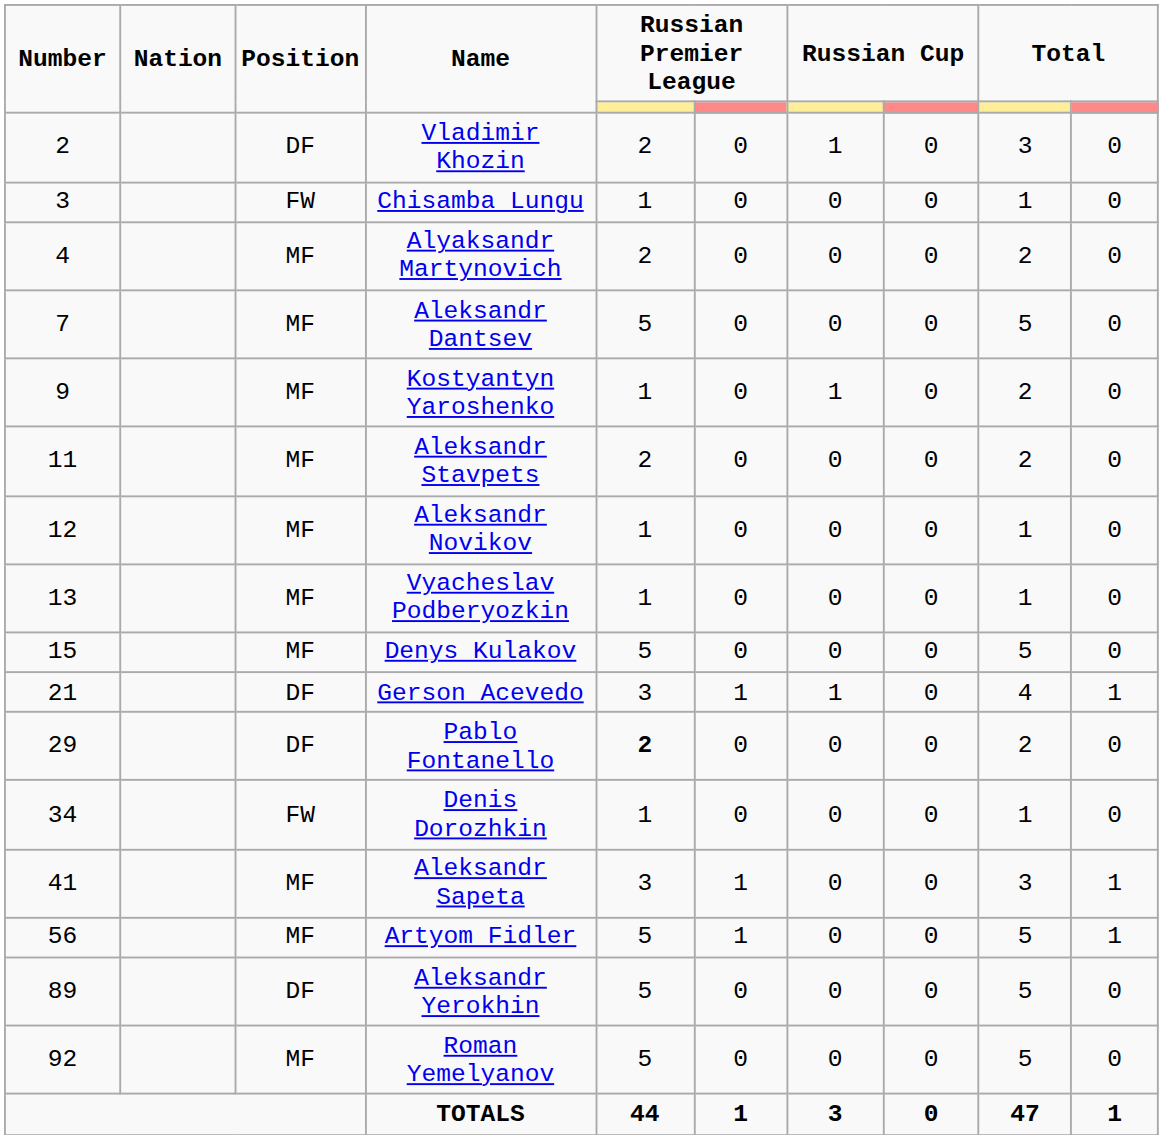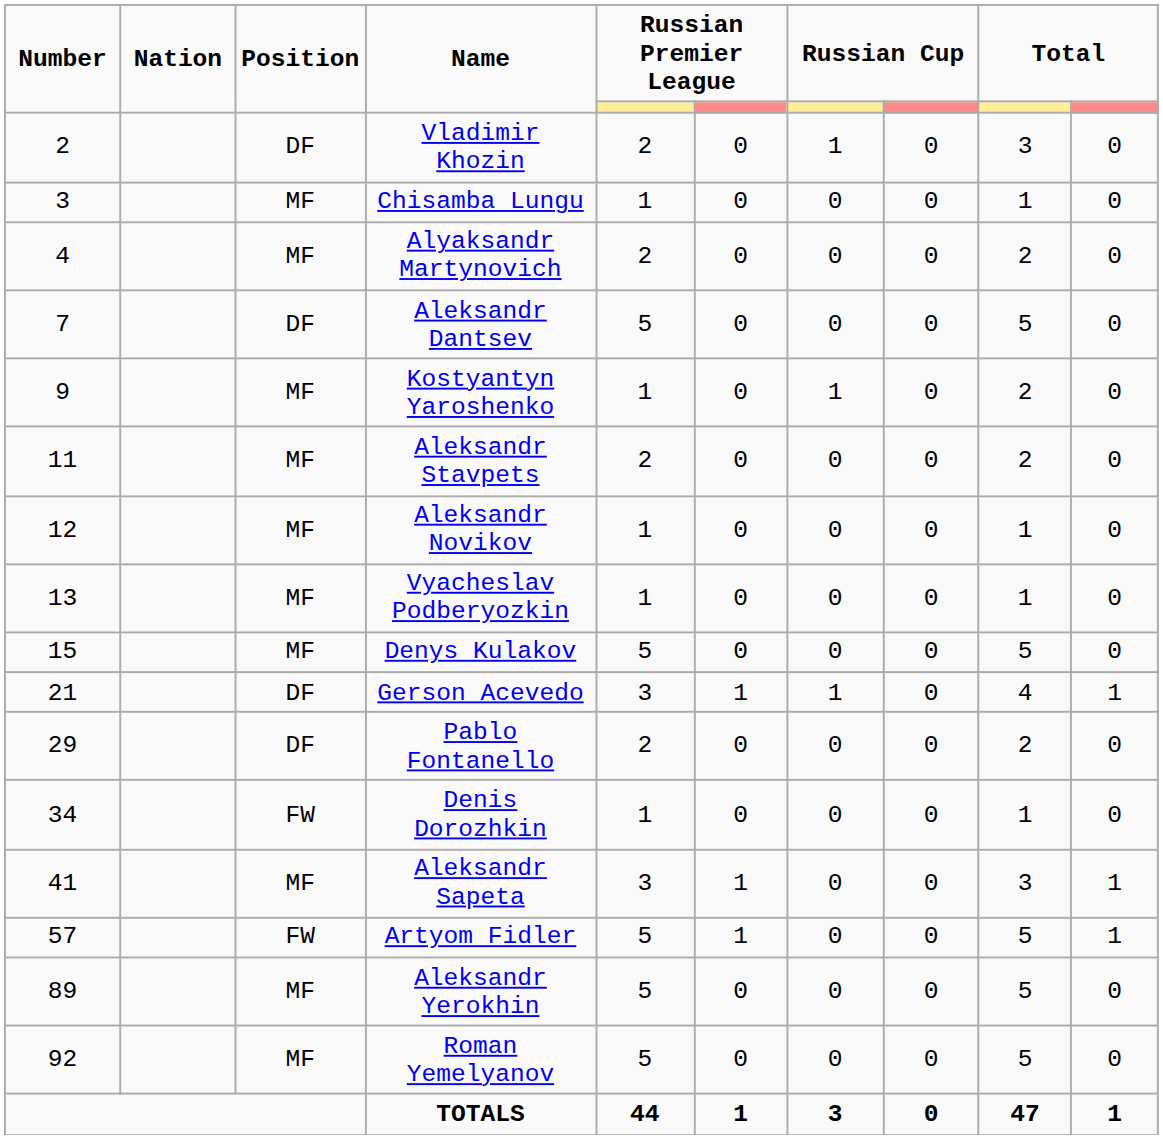(300, 202) FW -> (300, 202) MF
(300, 324) MF -> (300, 324) DF
(645, 746) bold -> (645, 746) normal
(63, 937) 56 -> (63, 937) 57
(300, 937) MF -> (300, 937) FW
(300, 992) DF -> (300, 992) MF
